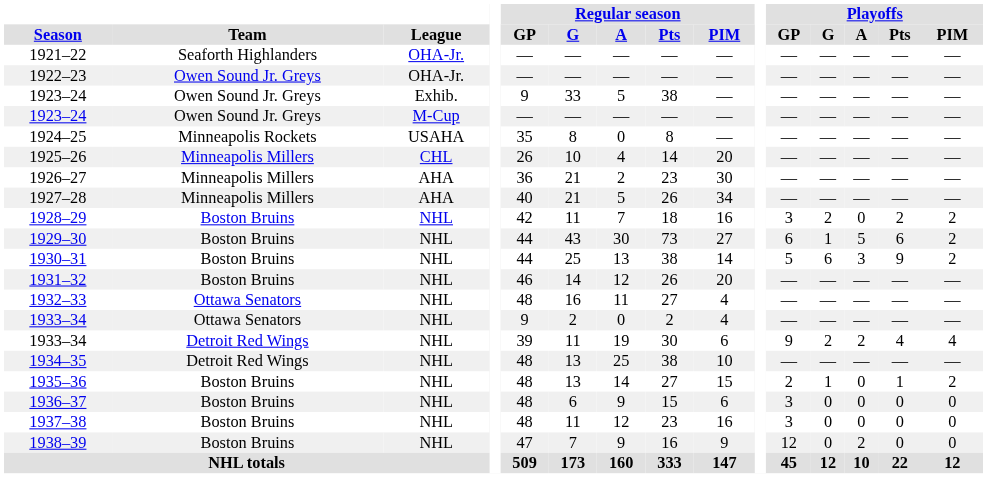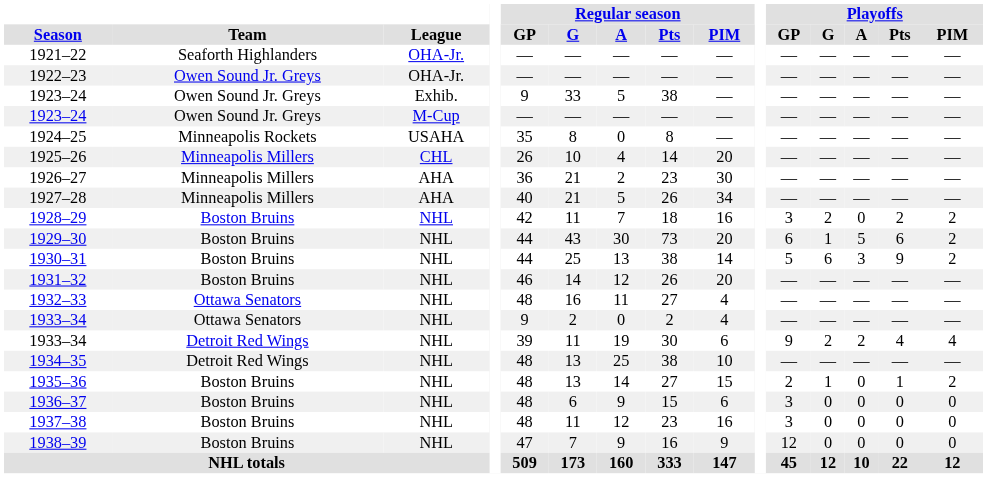(724, 238) 27 -> (724, 238) 20
(861, 442) 2 -> (861, 442) 0
